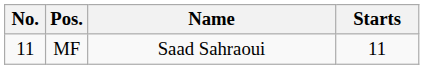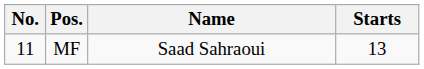(377, 49) 11 -> (377, 49) 13
